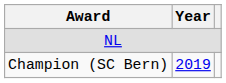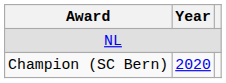(193, 65) 2019 -> (193, 65) 2020
